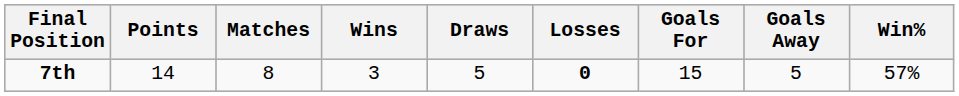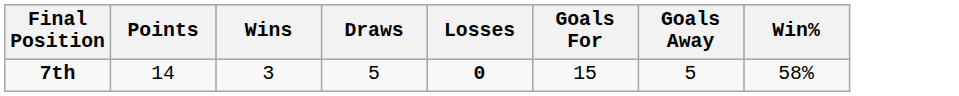- column: (269, 32)
(902, 75) 57% -> (796, 75) 58%
